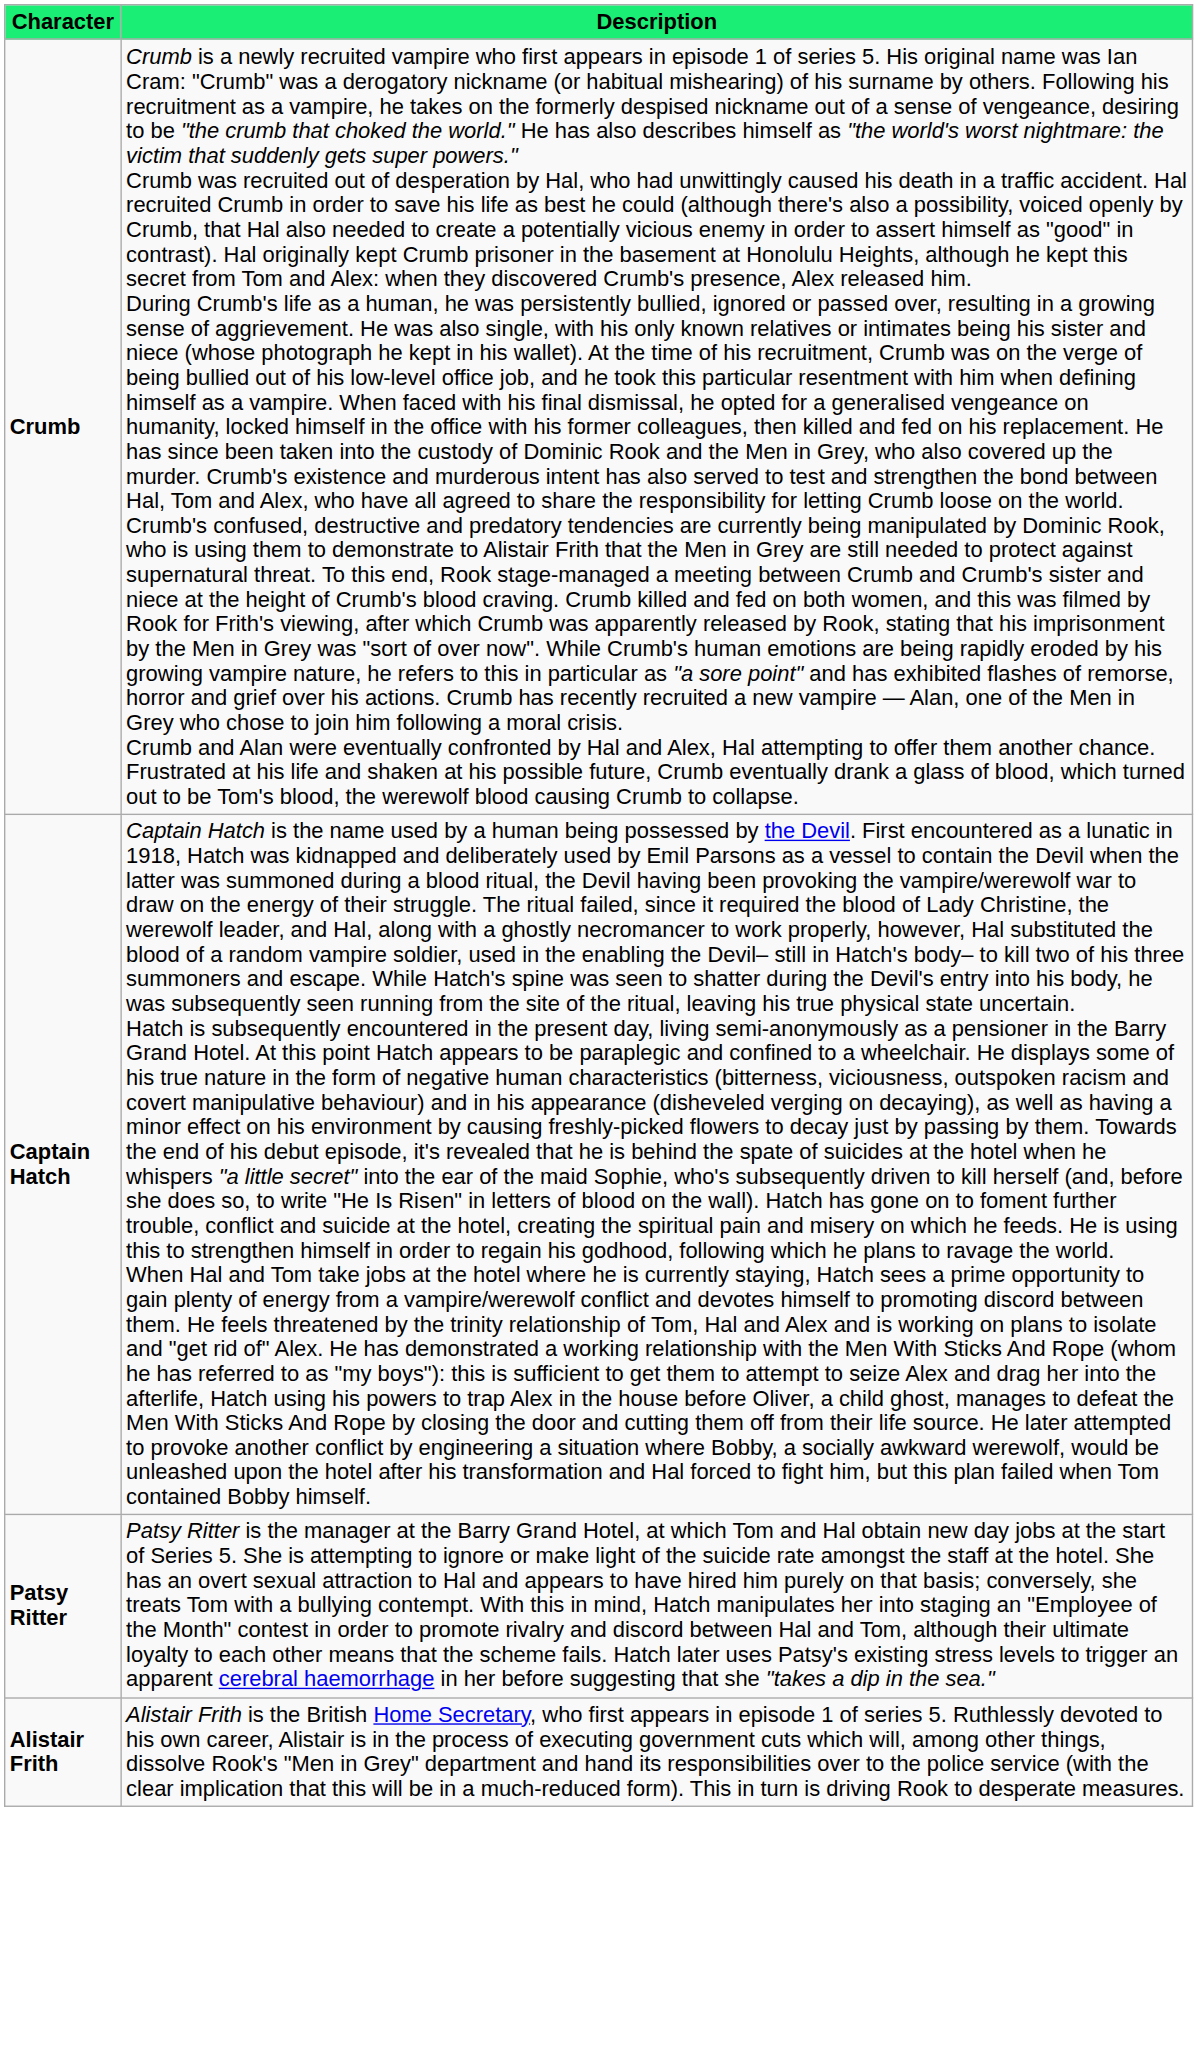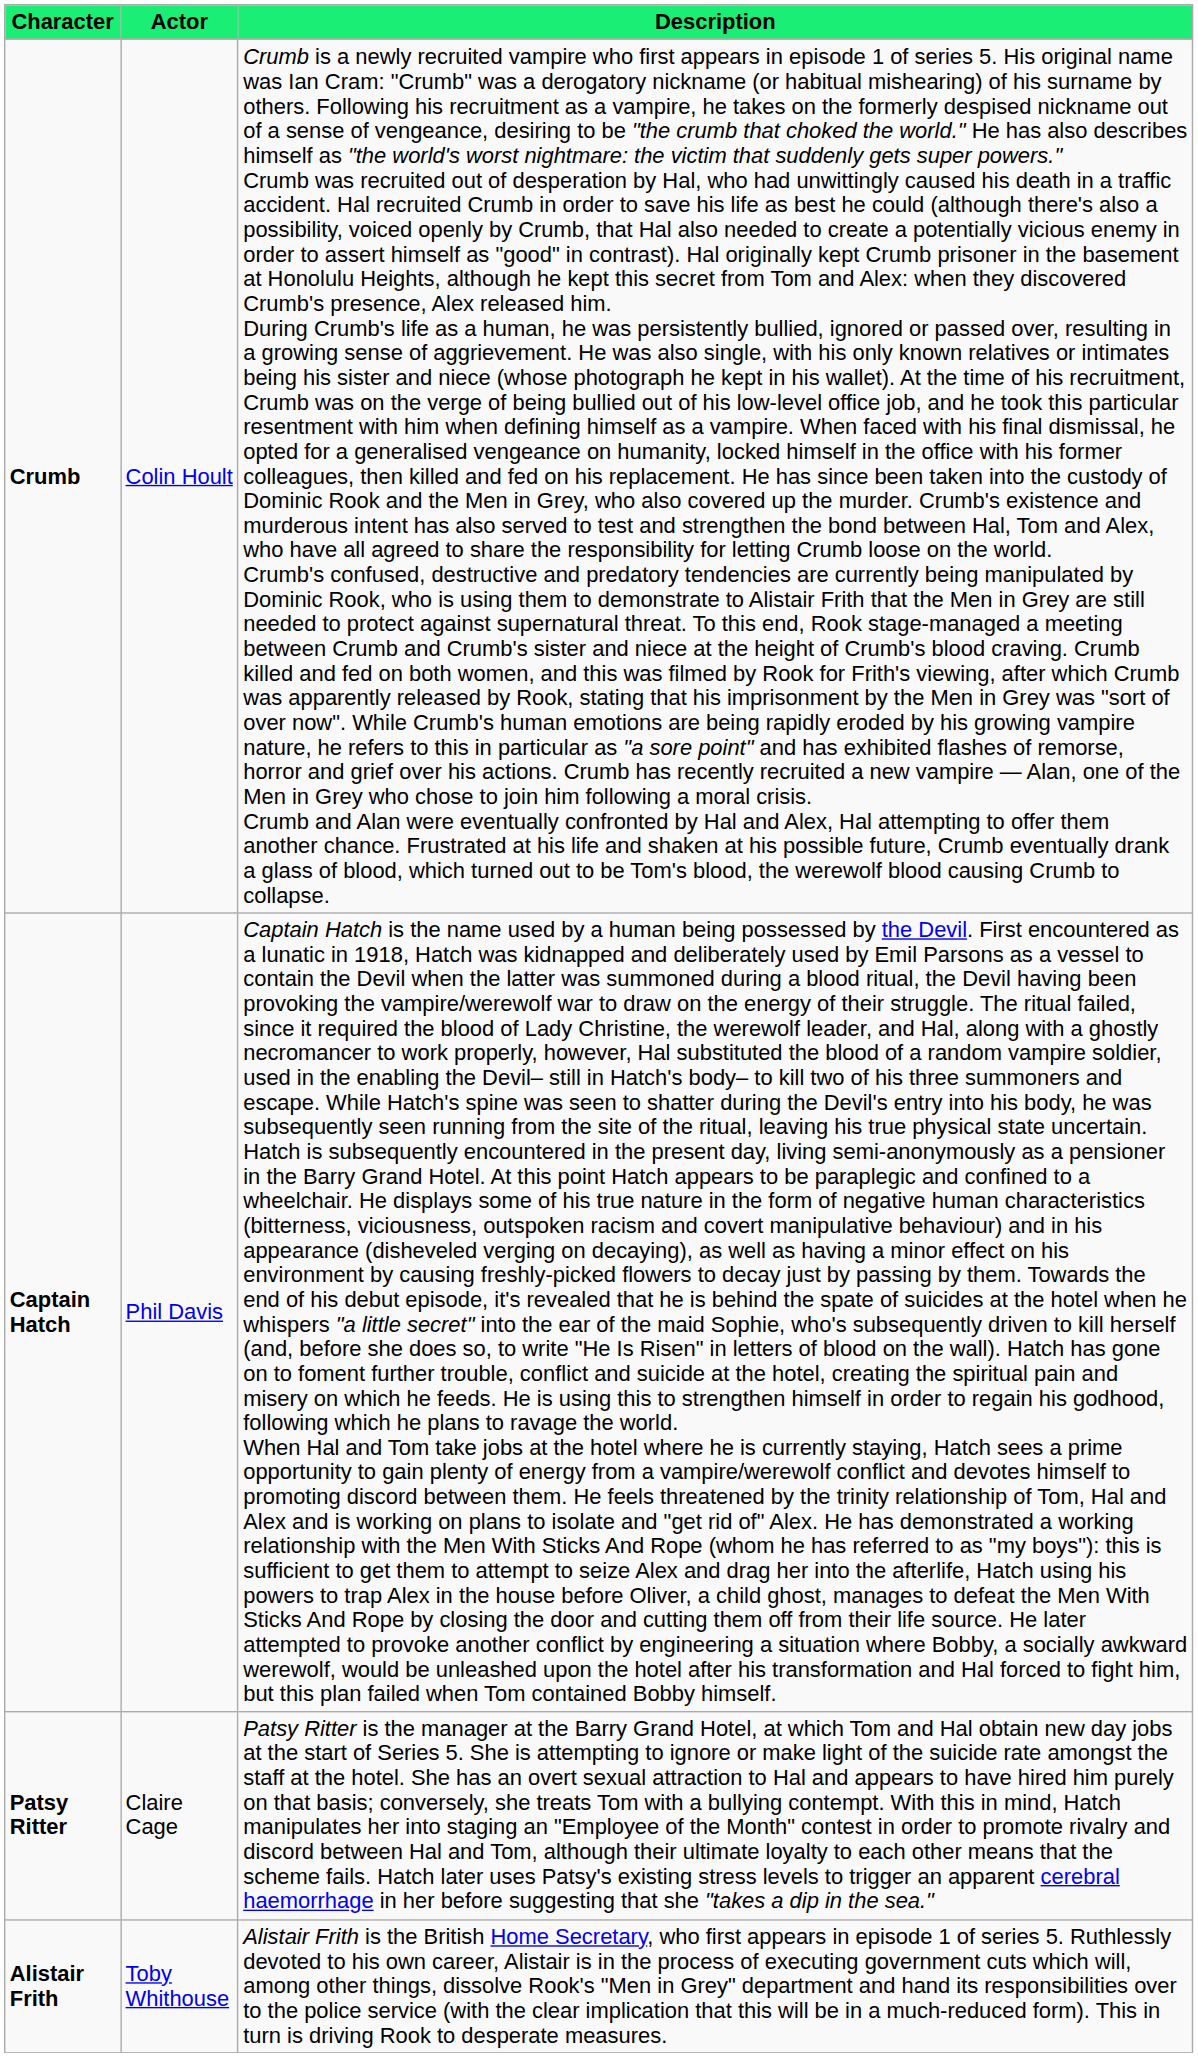+ column: (179, 21)
